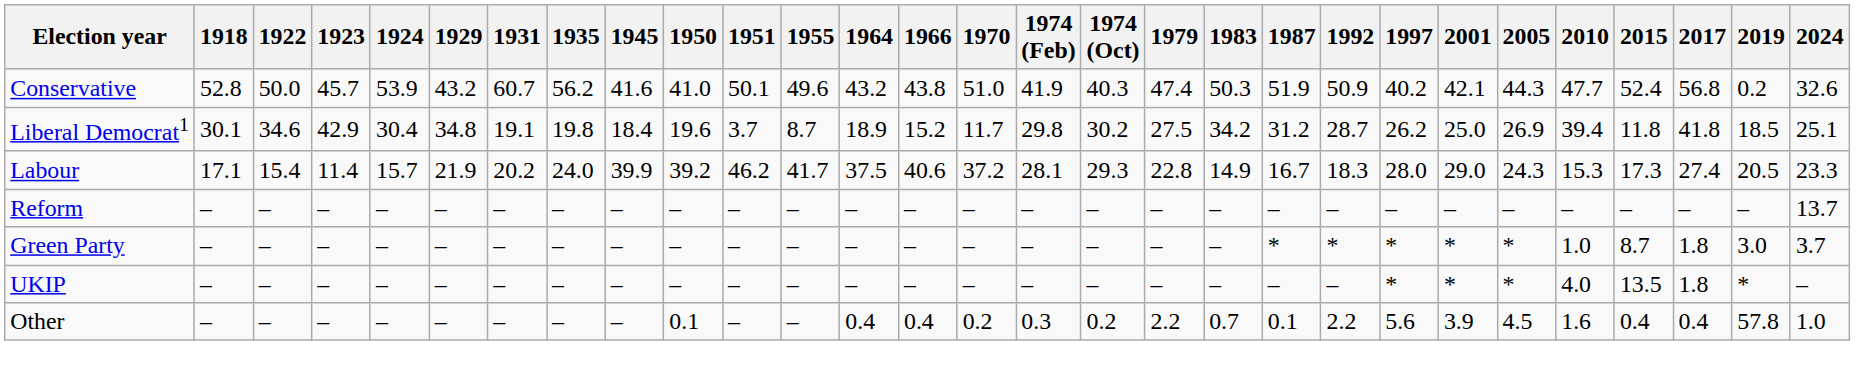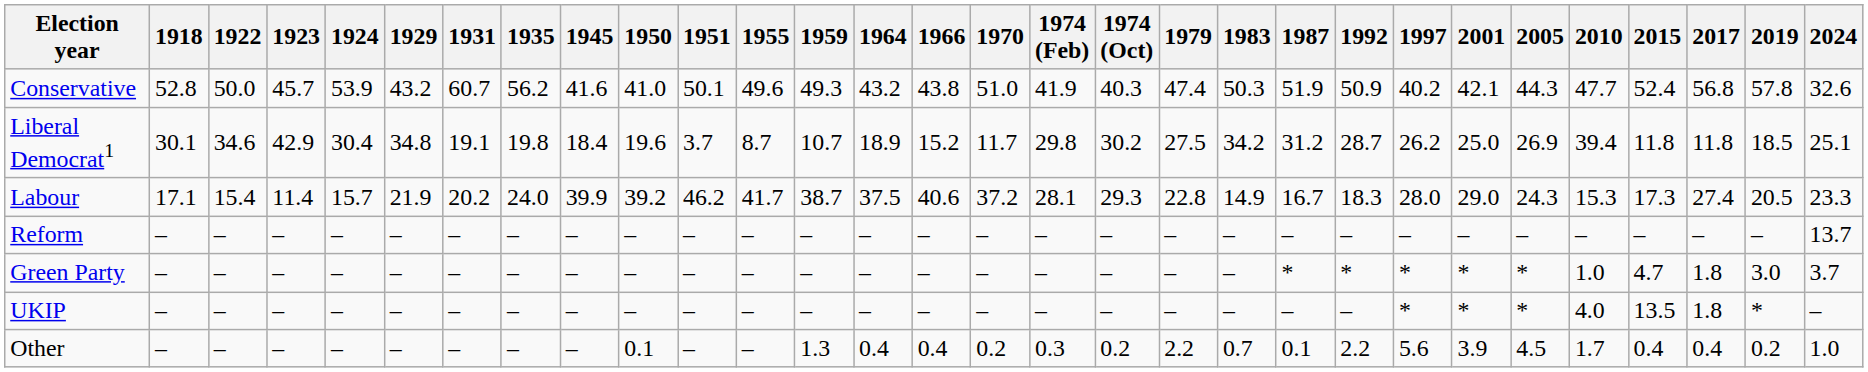+ column: (824, 36)
(1752, 88) 0.2 -> (1772, 88) 57.8
(1699, 129) 41.8 -> (1713, 142) 11.8
(1635, 245) 8.7 -> (1648, 272) 4.7
(1576, 321) 1.6 -> (1590, 348) 1.7
(1758, 321) 57.8 -> (1766, 348) 0.2
